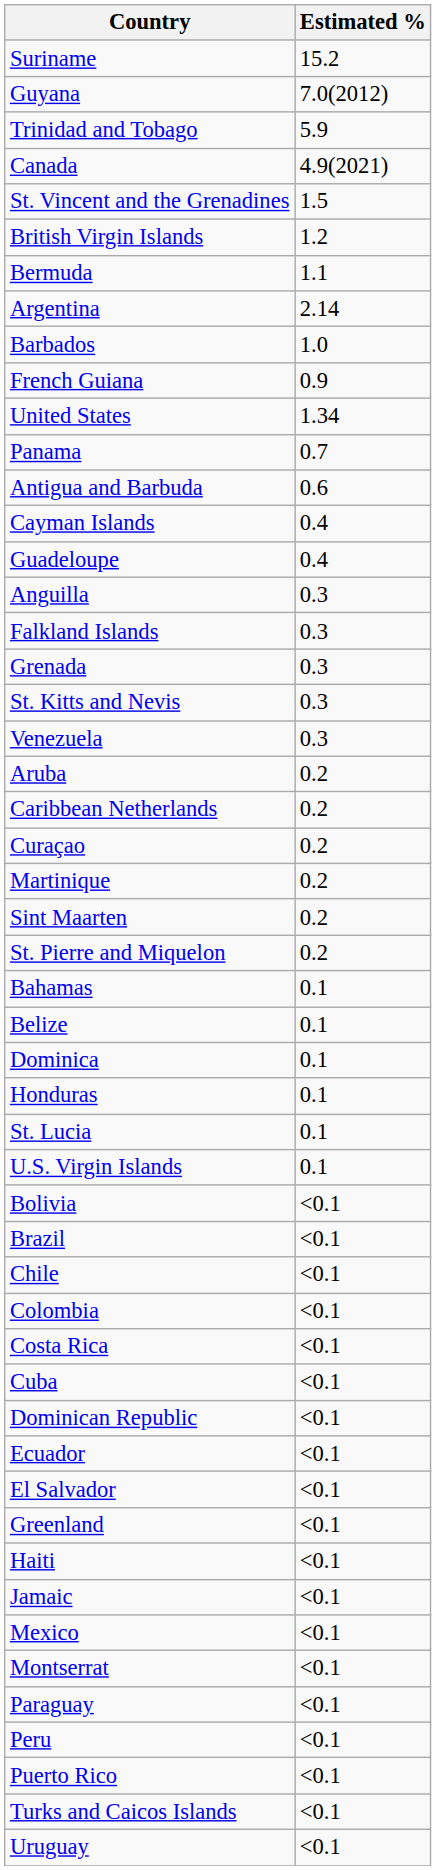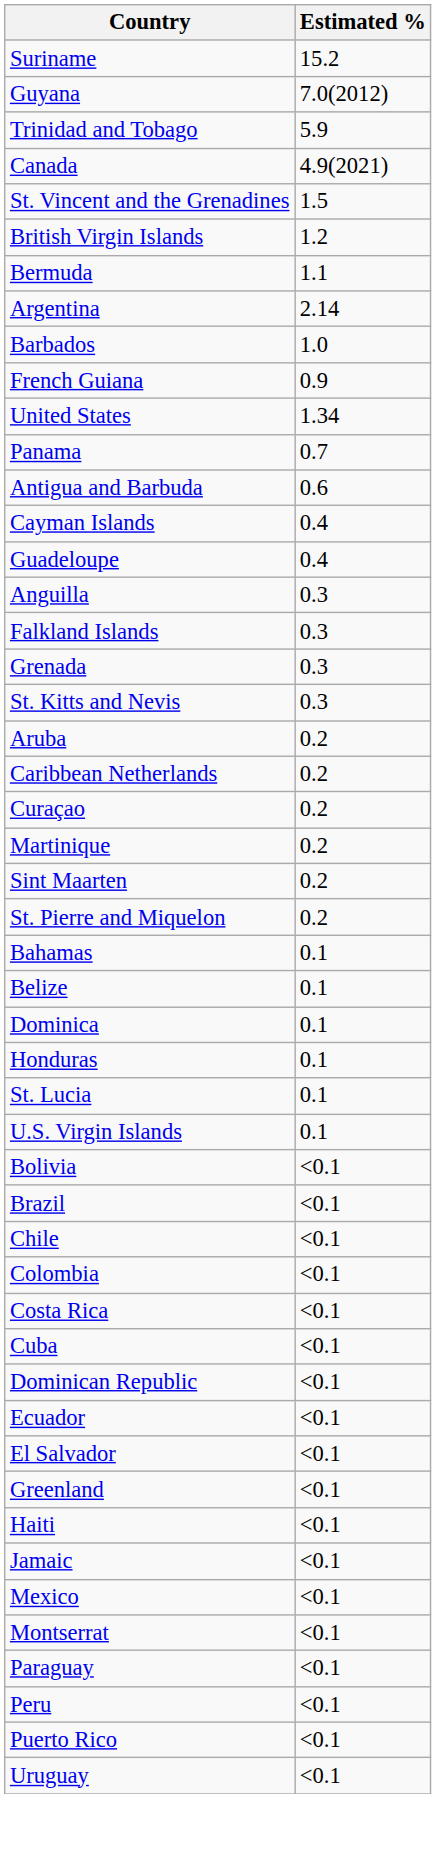- row: (56, 737)
- row: (123, 1811)
